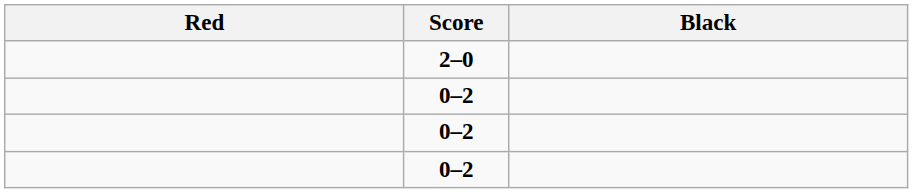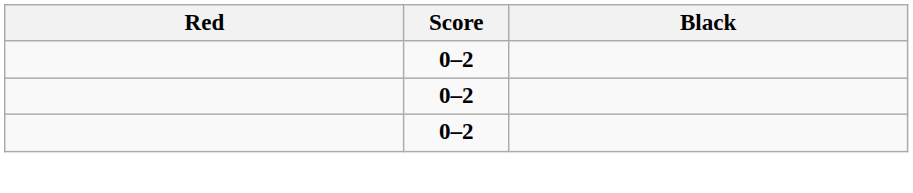- row: (204, 60)
